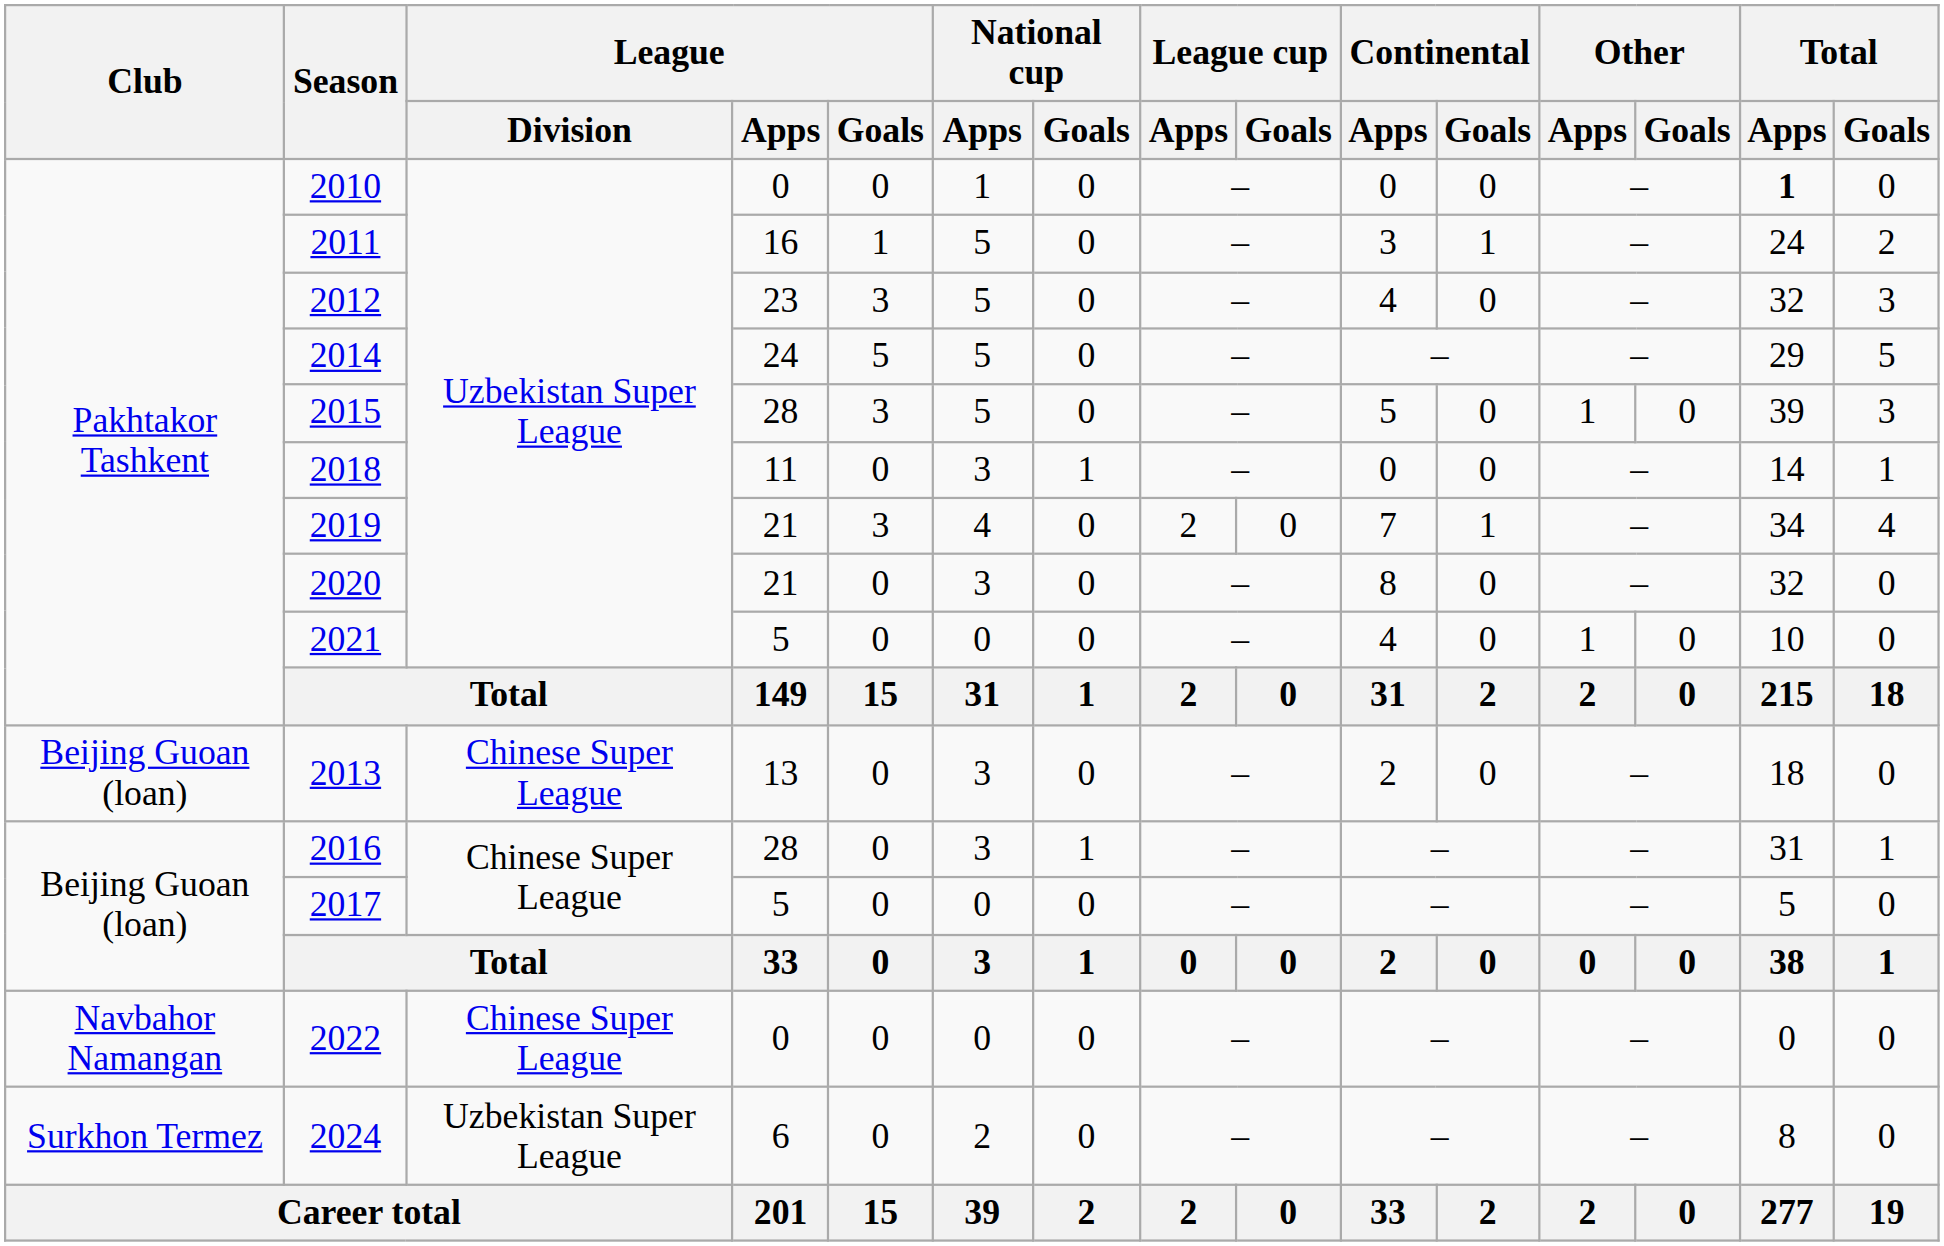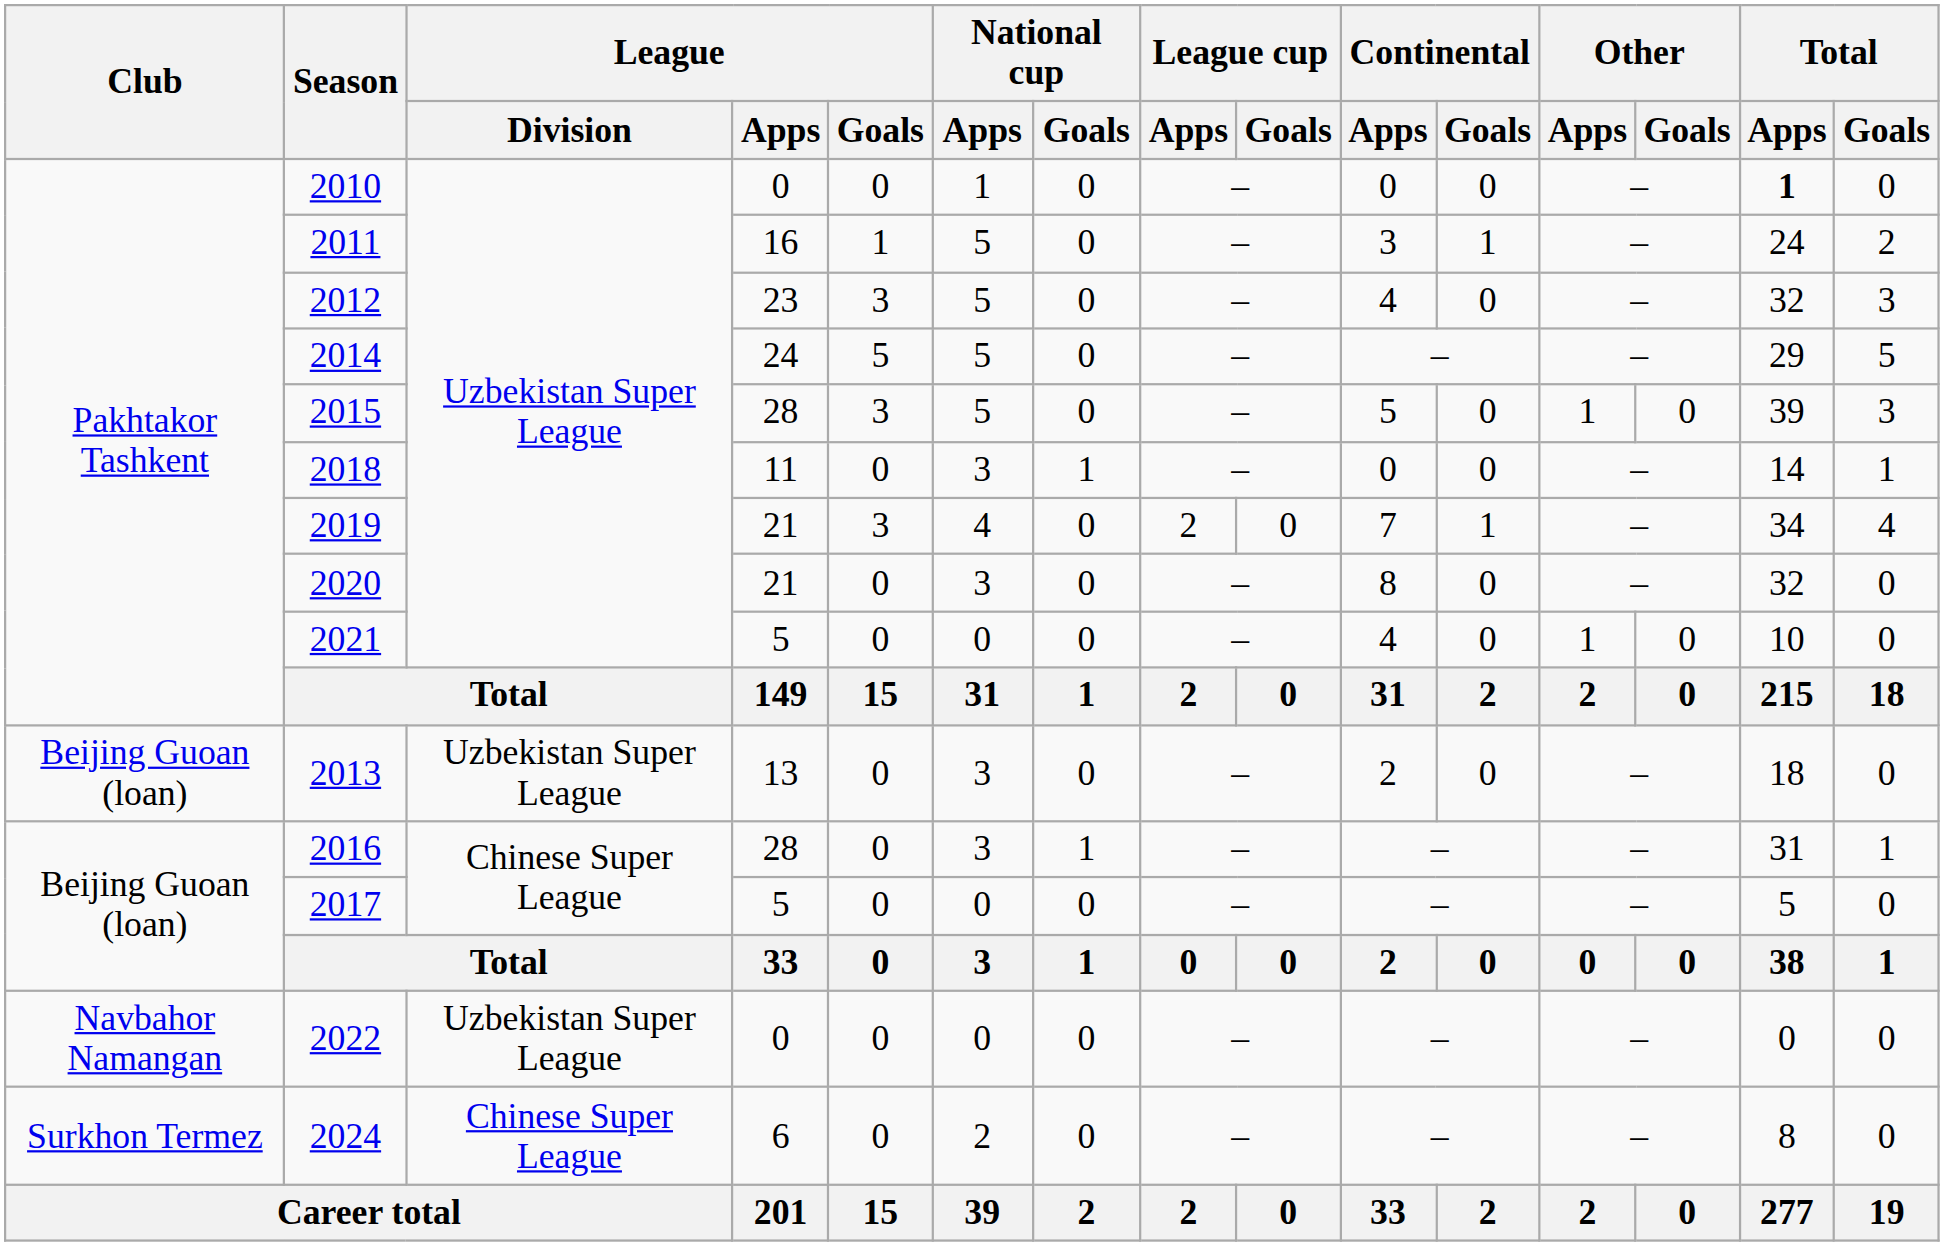(569, 772) Chinese Super League -> (569, 772) Uzbekistan Super League
(569, 1038) Chinese Super League -> (569, 1038) Uzbekistan Super League
(569, 1135) Uzbekistan Super League -> (569, 1135) Chinese Super League
